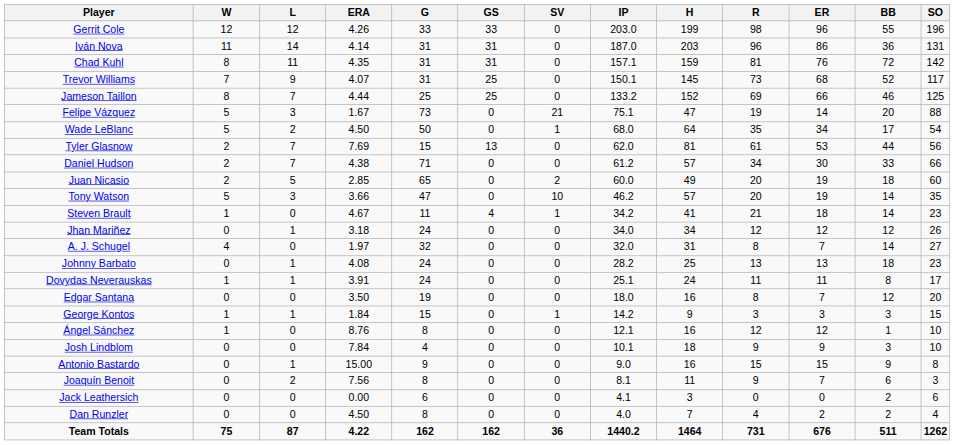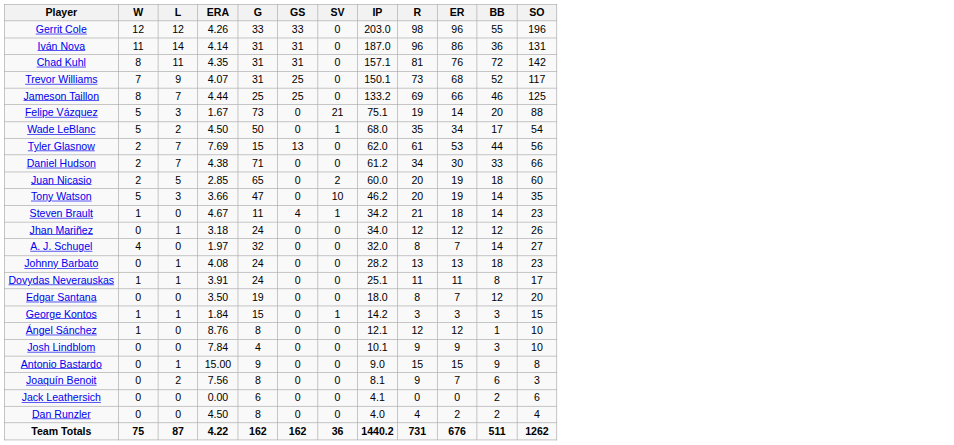- column: (690, 12)
